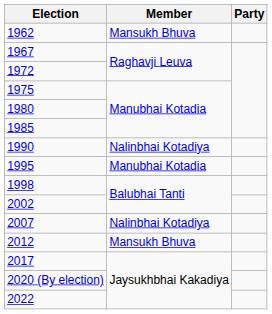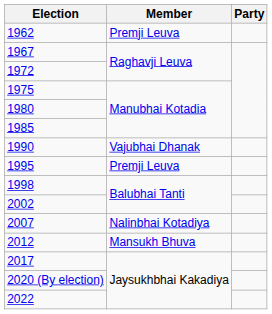(152, 33) Mansukh Bhuva -> (144, 33) Premji Leuva
(159, 147) Nalinbhai Kotadiya -> (155, 147) Vajubhai Dhanak
(158, 166) Manubhai Kotadia -> (144, 166) Premji Leuva
